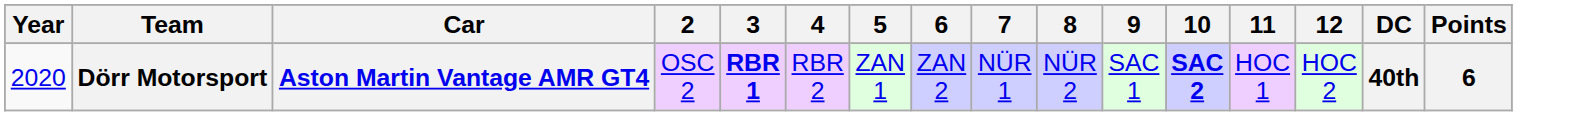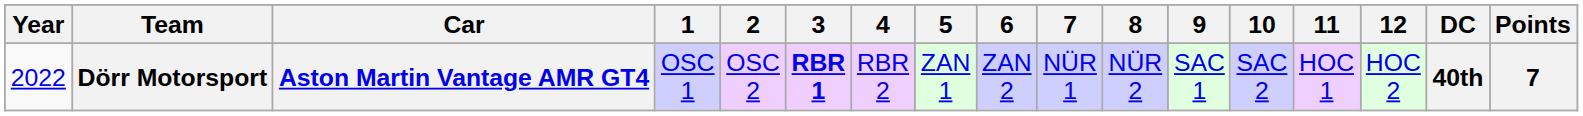+ column: (688, 24)
(38, 77) 2020 -> (38, 77) 2022
(1197, 77) bold -> (1262, 77) normal
(1469, 77) 6 -> (1533, 77) 7
